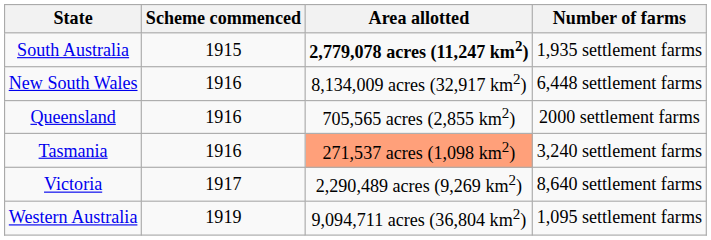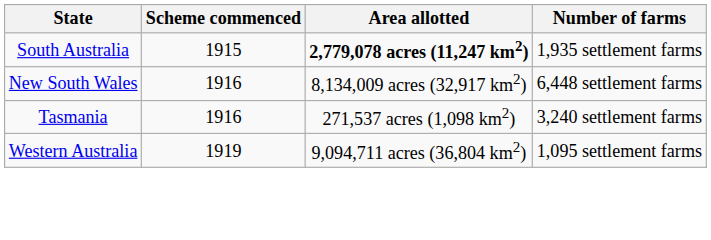- row: (73, 117)
(419, 150) lightsalmon background -> (419, 117) no background
- row: (73, 184)
